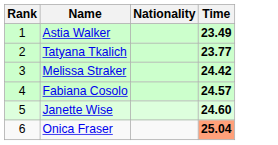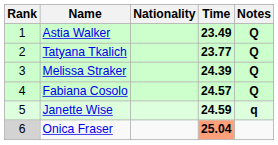+ column: (254, 14)
(216, 71) 24.42 -> (216, 71) 24.39
(216, 110) 24.60 -> (216, 110) 24.59
(22, 129) no background -> (22, 129) lightgrey background
